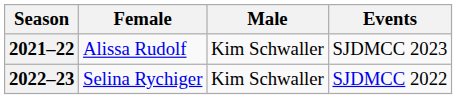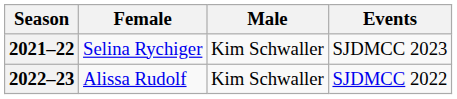(135, 49) Alissa Rudolf -> (143, 49) Selina Rychiger
(143, 78) Selina Rychiger -> (135, 78) Alissa Rudolf
